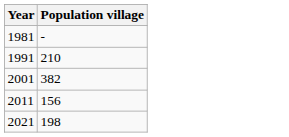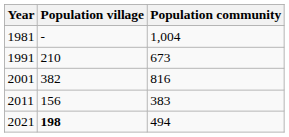+ column: (216, 15)
(51, 121) normal -> (51, 121) bold
